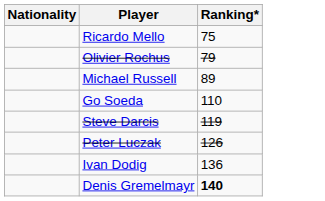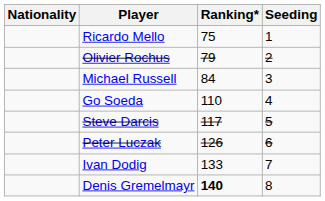+ column: (291, 15)
(208, 79) 89 -> (208, 79) 84
(211, 121) 119 -> (211, 121) 117
(212, 164) 136 -> (212, 164) 133
